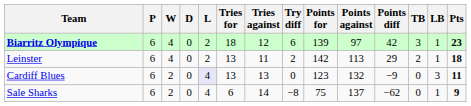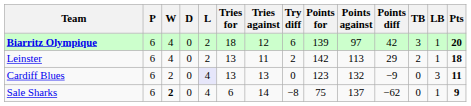(457, 42) 23 -> (457, 42) 20
(171, 93) normal -> (171, 93) bold
